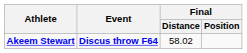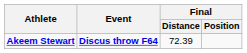(181, 41) 58.02 -> (181, 41) 72.39
